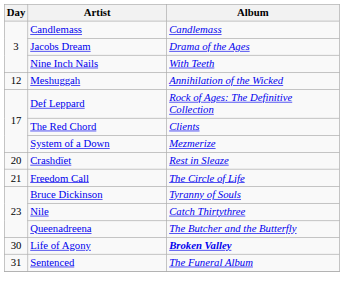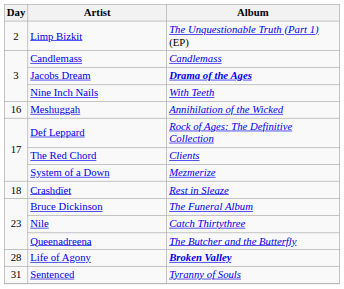+ row: (56, 36)
(209, 47) normal -> (210, 76) bold
(16, 81) 12 -> (16, 110) 16
(16, 161) 20 -> (16, 190) 18
- row: (60, 178)
(205, 195) Tyranny of Souls -> (211, 207) The Funeral Album
(16, 246) 30 -> (16, 258) 28
(211, 263) The Funeral Album -> (205, 275) Tyranny of Souls
